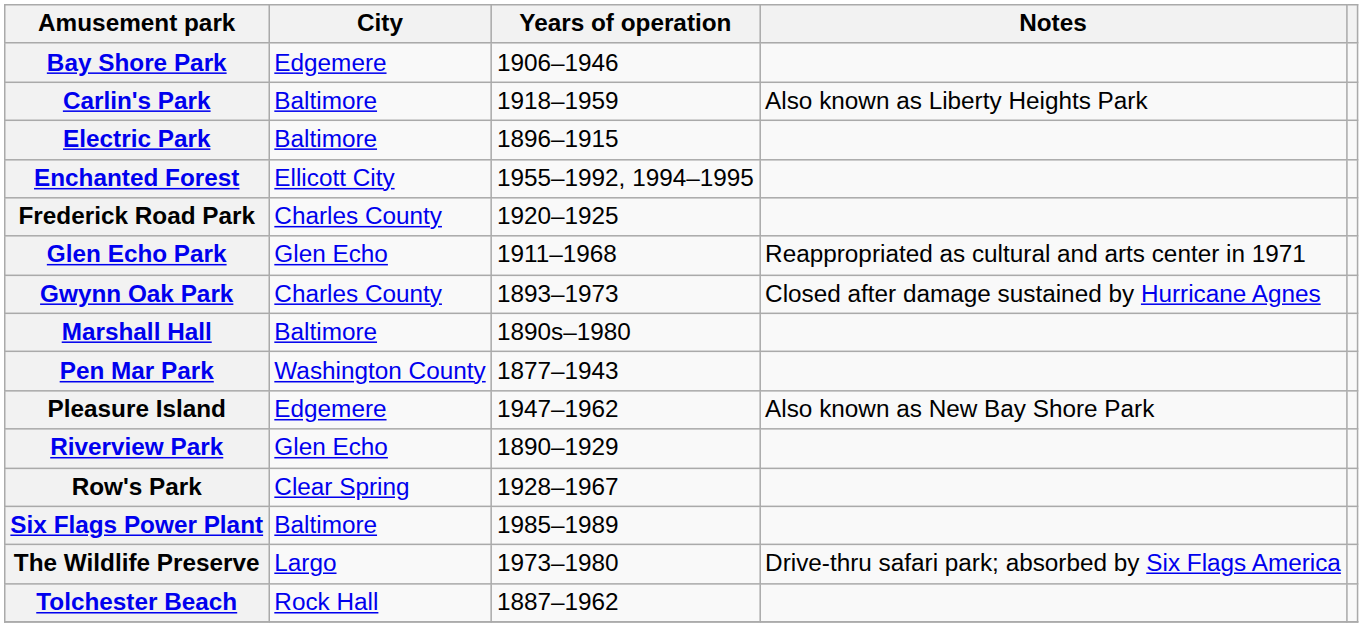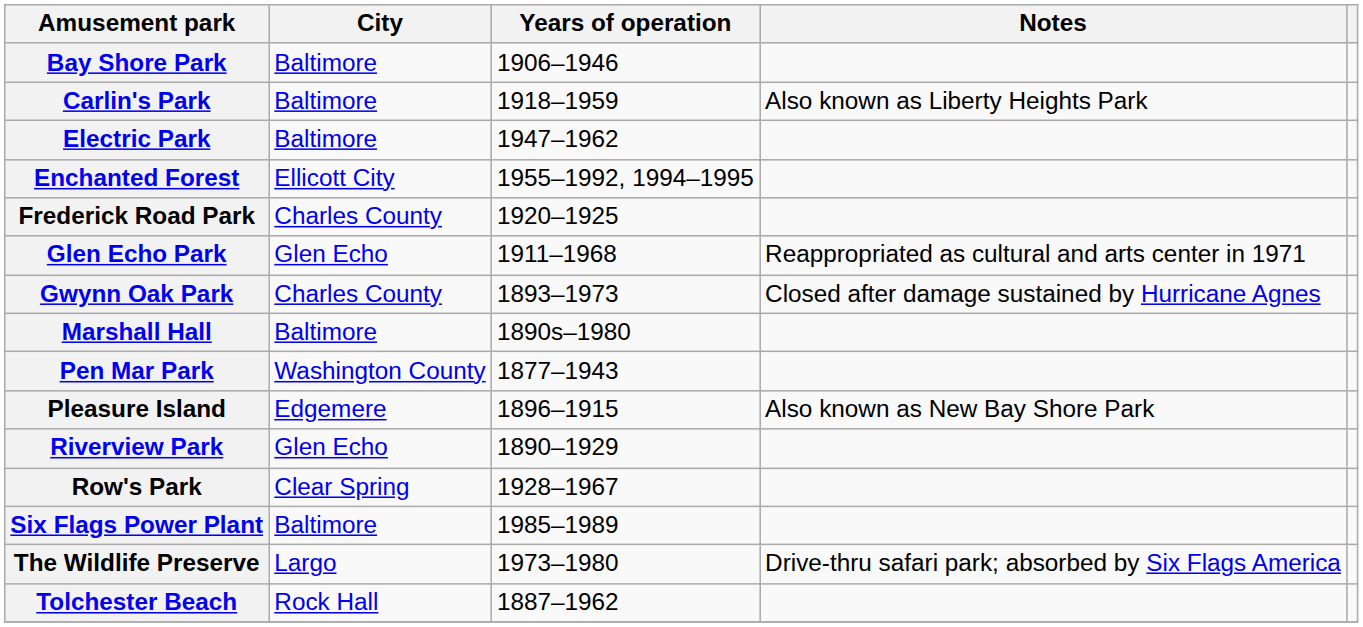(330, 62) Edgemere -> (326, 62) Baltimore
(558, 139) 1896–1915 -> (558, 139) 1947–1962
(558, 409) 1947–1962 -> (558, 409) 1896–1915
